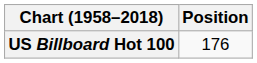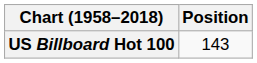(215, 44) 176 -> (215, 44) 143
